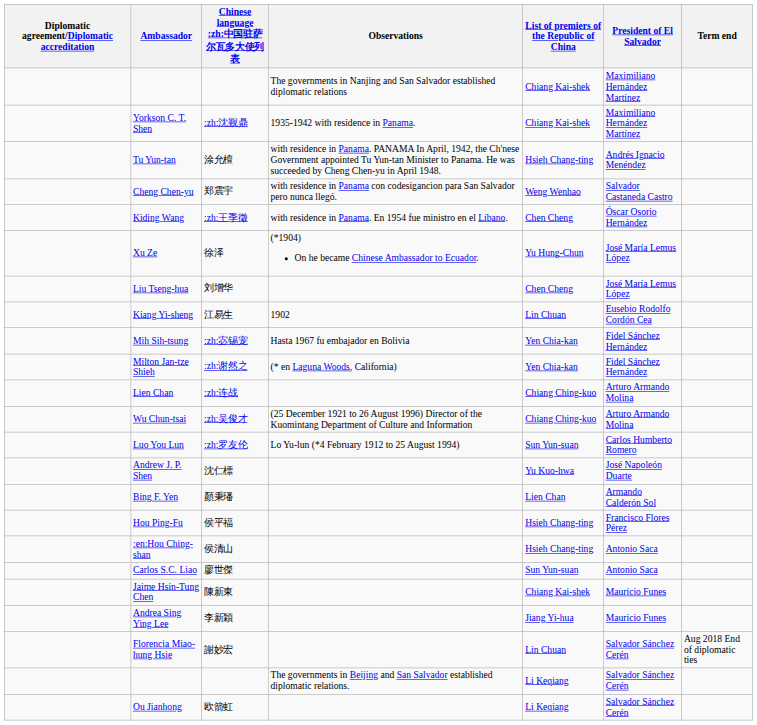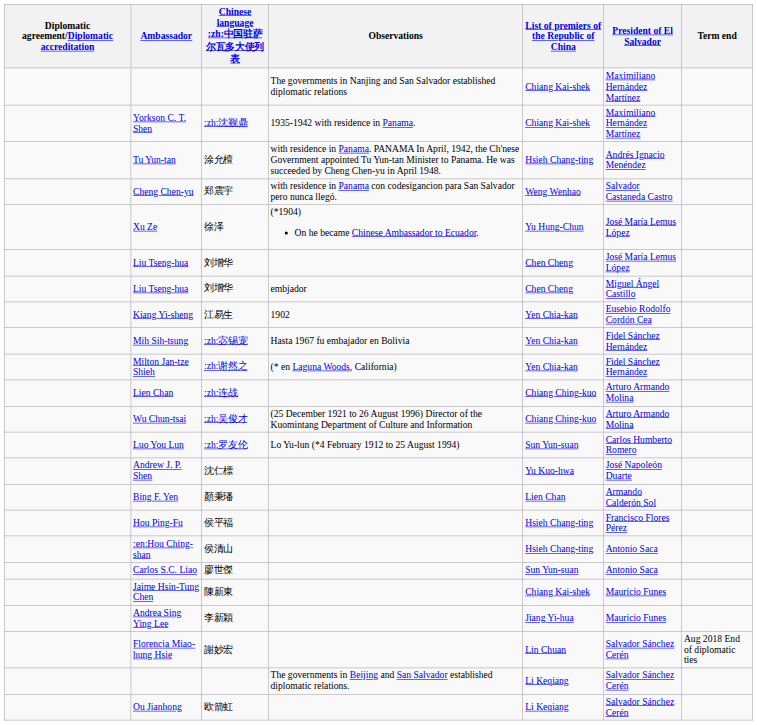- row: (158, 217)
+ row: (161, 289)
(546, 315) Lin Chuan -> (552, 315) Yen Chia-kan
